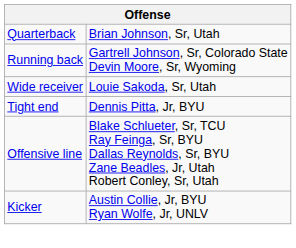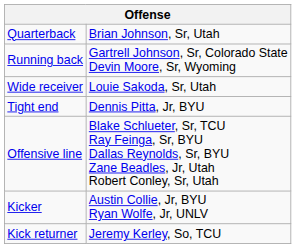+ row: (42, 234)
